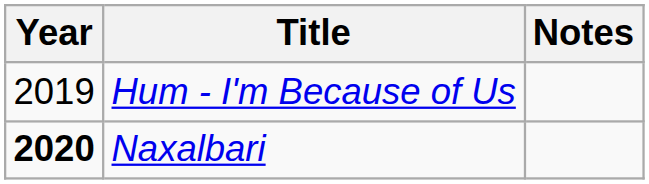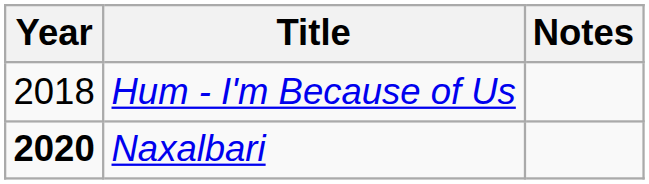(54, 91) 2019 -> (54, 91) 2018
